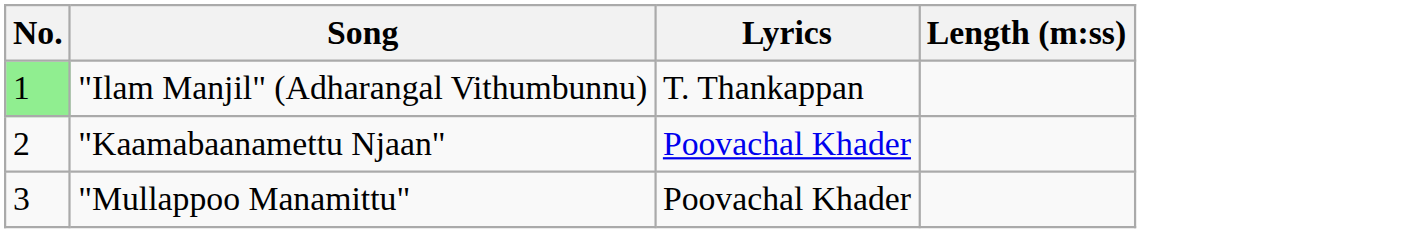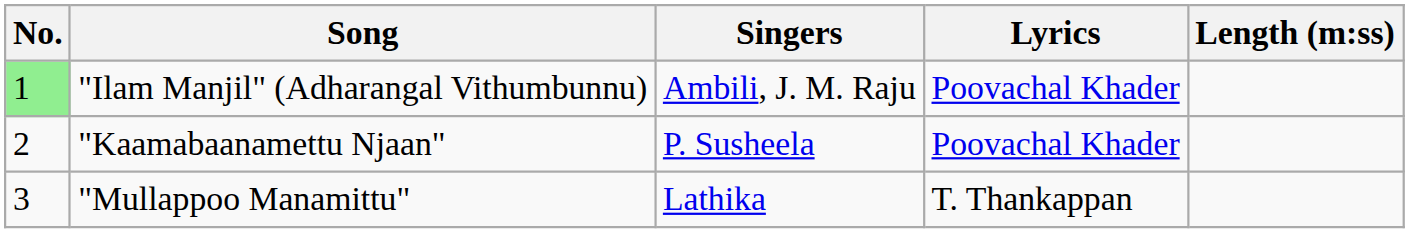+ column: (789, 32)
(763, 88) T. Thankappan -> (1056, 88) Poovachal Khader
(787, 199) Poovachal Khader -> (1032, 199) T. Thankappan
